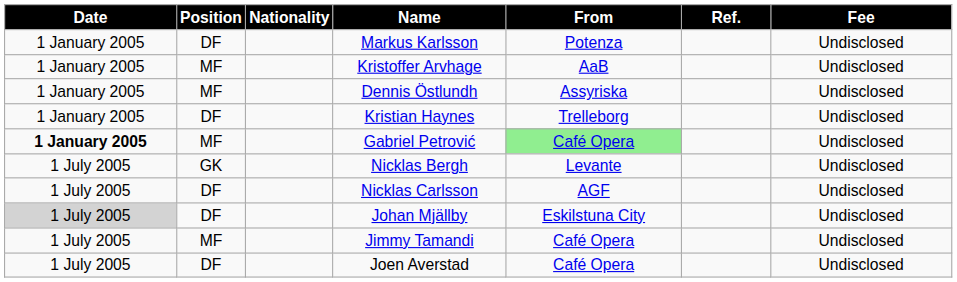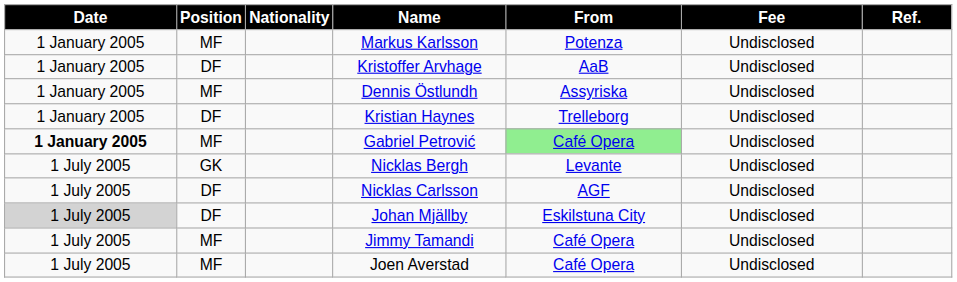columns swapped: (861, 17) <-> (726, 17)
(211, 42) DF -> (211, 42) MF
(211, 67) MF -> (211, 67) DF
(211, 265) DF -> (211, 265) MF
